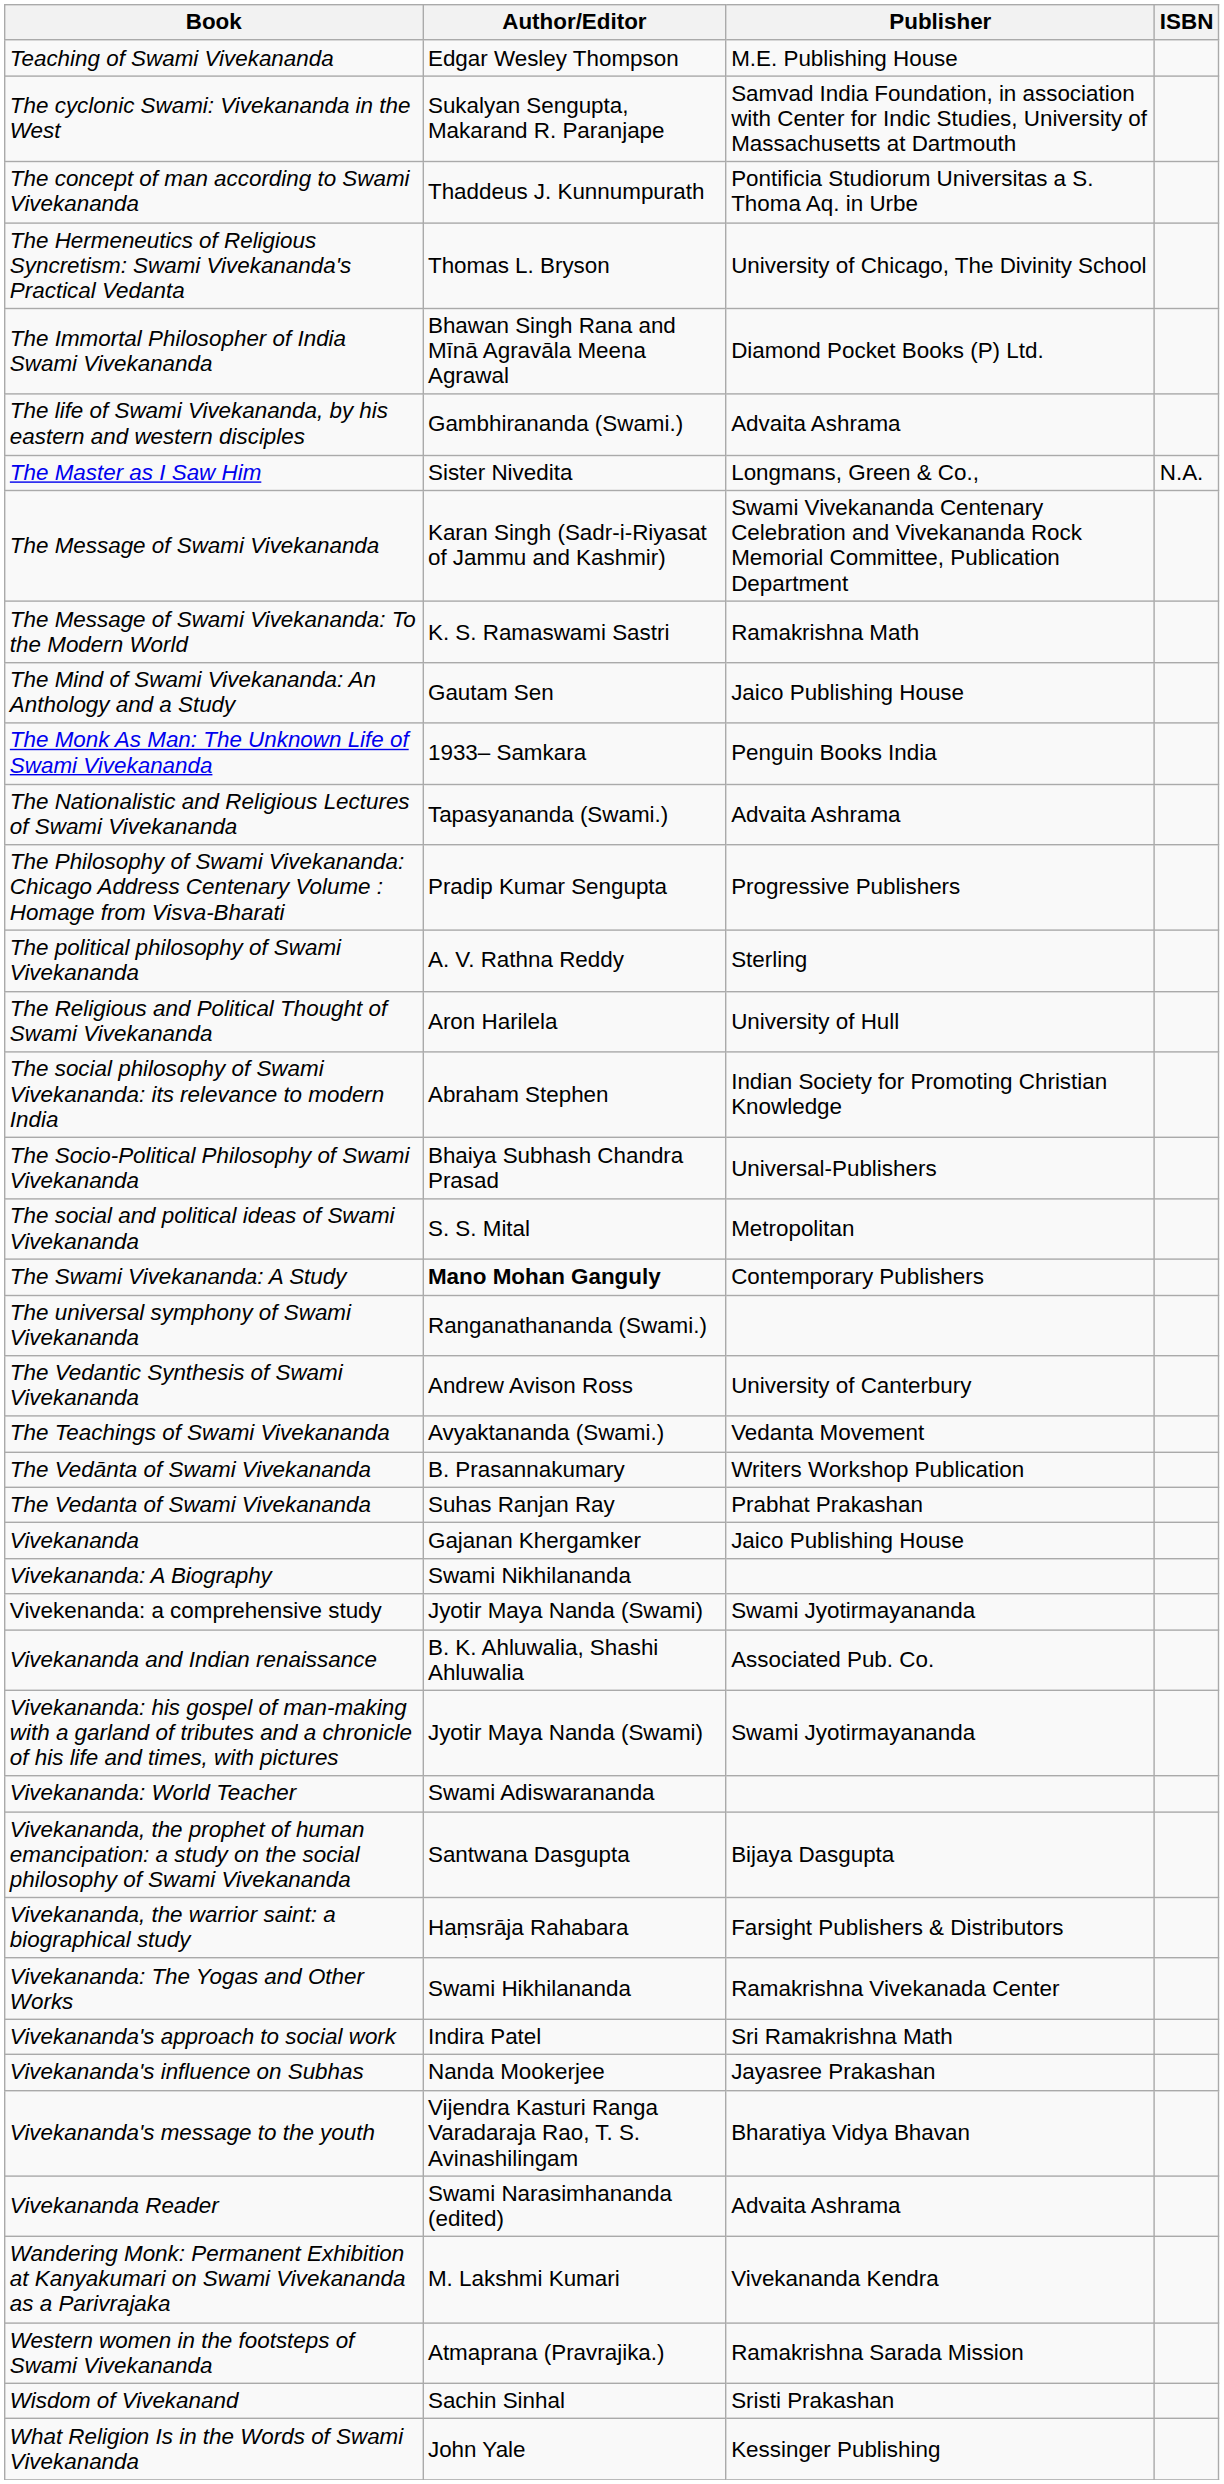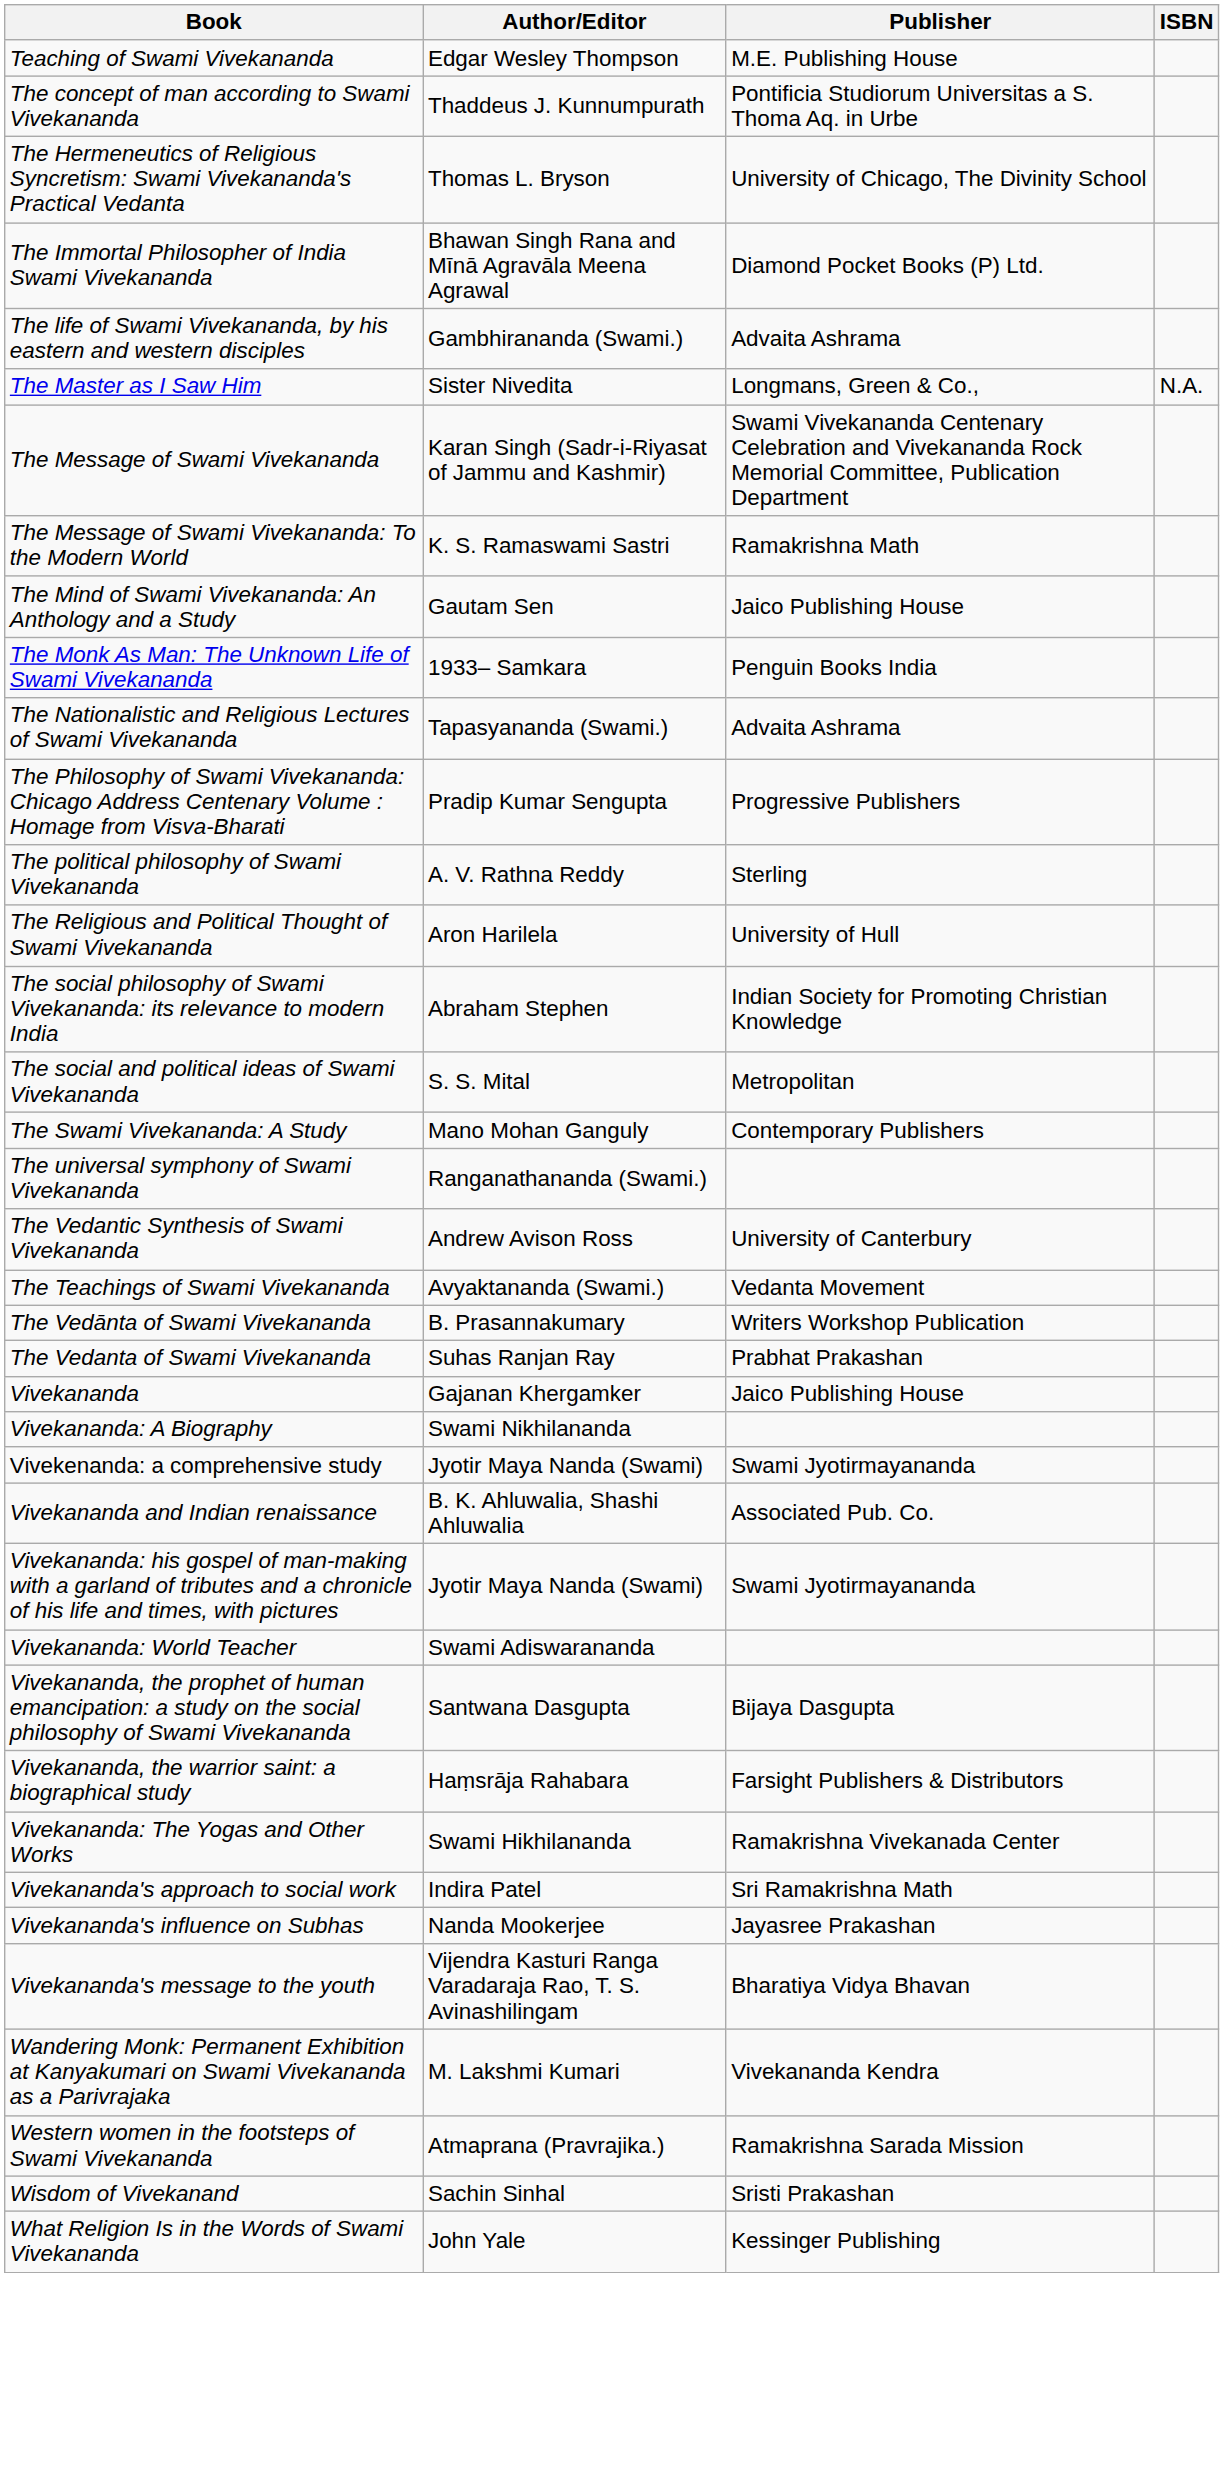- row: (210, 118)
- row: (210, 1167)
(544, 1276) bold -> (538, 1130) normal
- row: (114, 2206)
